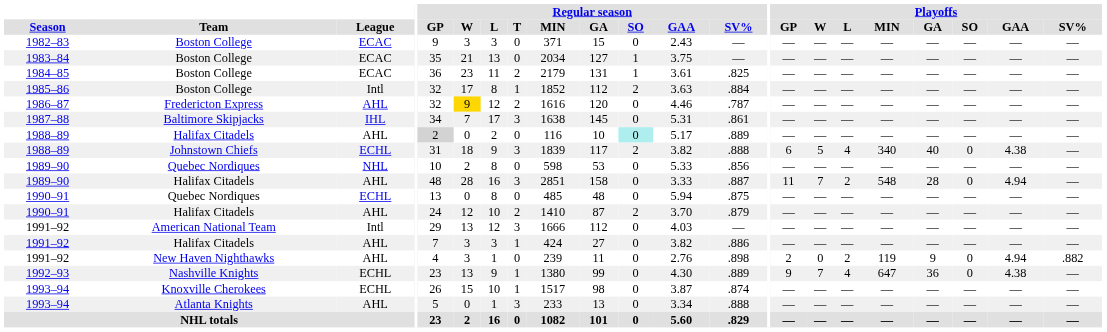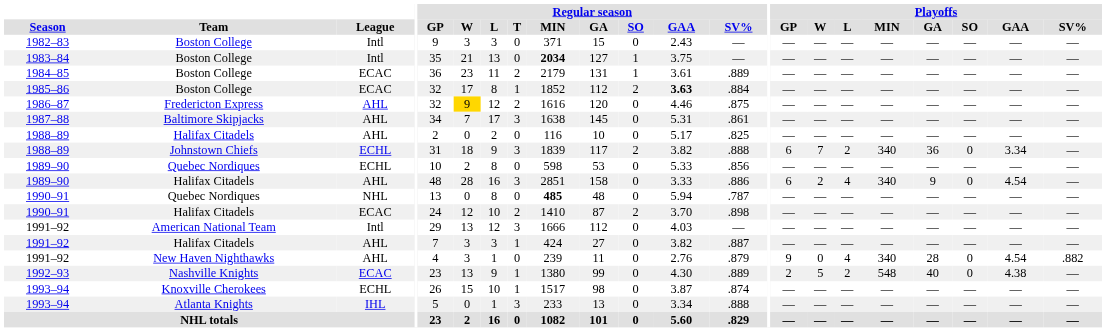(375, 42) ECAC -> (375, 42) Intl
(375, 58) ECAC -> (375, 58) Intl
(553, 58) normal -> (553, 58) bold
(738, 73) .825 -> (738, 73) .889
(375, 88) Intl -> (375, 88) ECAC
(681, 88) normal -> (681, 88) bold
(738, 104) .787 -> (738, 104) .875
(375, 119) IHL -> (375, 119) AHL
(435, 135) lightgrey background -> (435, 135) no background
(636, 135) paleturquoise background -> (636, 135) no background
(738, 135) .889 -> (738, 135) .825
(820, 150) 5 -> (820, 150) 7
(847, 150) 4 -> (847, 150) 2
(933, 150) 40 -> (933, 150) 36
(1016, 150) 4.38 -> (1016, 150) 3.34
(375, 165) NHL -> (375, 165) ECHL
(738, 181) .887 -> (738, 181) .886
(789, 181) 11 -> (789, 181) 6
(820, 181) 7 -> (820, 181) 2
(847, 181) 2 -> (847, 181) 4
(887, 181) 548 -> (887, 181) 340
(933, 181) 28 -> (933, 181) 9
(1016, 181) 4.94 -> (1016, 181) 4.54
(375, 196) ECHL -> (375, 196) NHL
(553, 196) normal -> (553, 196) bold
(738, 196) .875 -> (738, 196) .787
(375, 212) AHL -> (375, 212) ECAC
(738, 212) .879 -> (738, 212) .898
(738, 242) .886 -> (738, 242) .887
(738, 258) .898 -> (738, 258) .879
(789, 258) 2 -> (789, 258) 9
(847, 258) 2 -> (847, 258) 4
(887, 258) 119 -> (887, 258) 340
(933, 258) 9 -> (933, 258) 28
(1016, 258) 4.94 -> (1016, 258) 4.54
(375, 273) ECHL -> (375, 273) ECAC
(789, 273) 9 -> (789, 273) 2
(820, 273) 7 -> (820, 273) 5
(847, 273) 4 -> (847, 273) 2
(887, 273) 647 -> (887, 273) 548
(933, 273) 36 -> (933, 273) 40
(375, 304) AHL -> (375, 304) IHL
